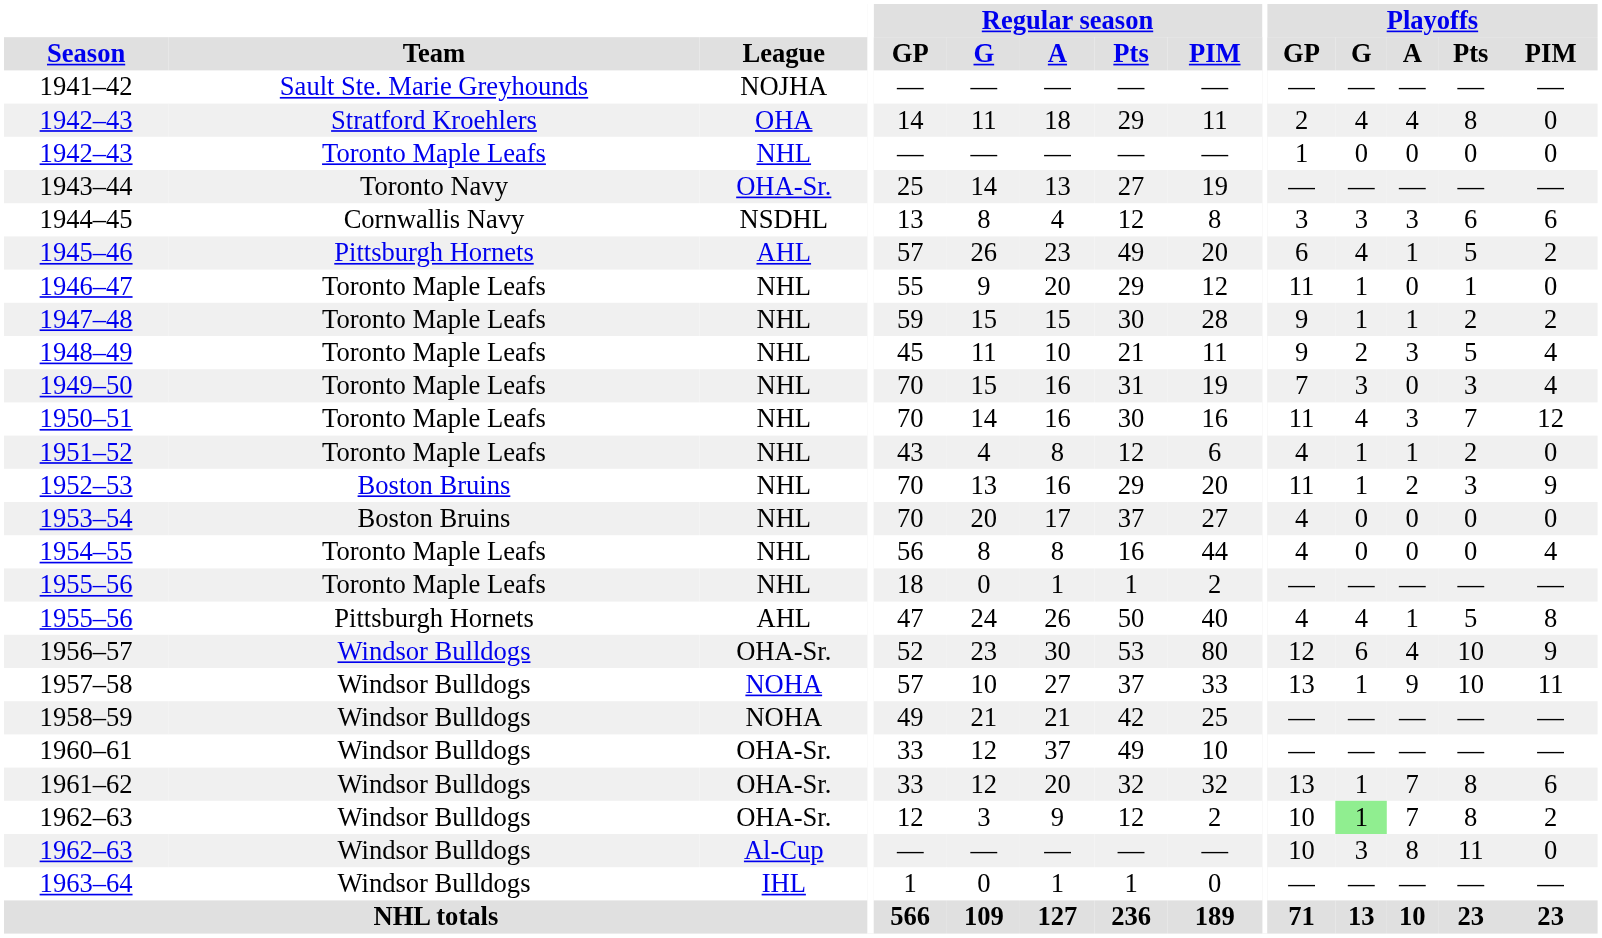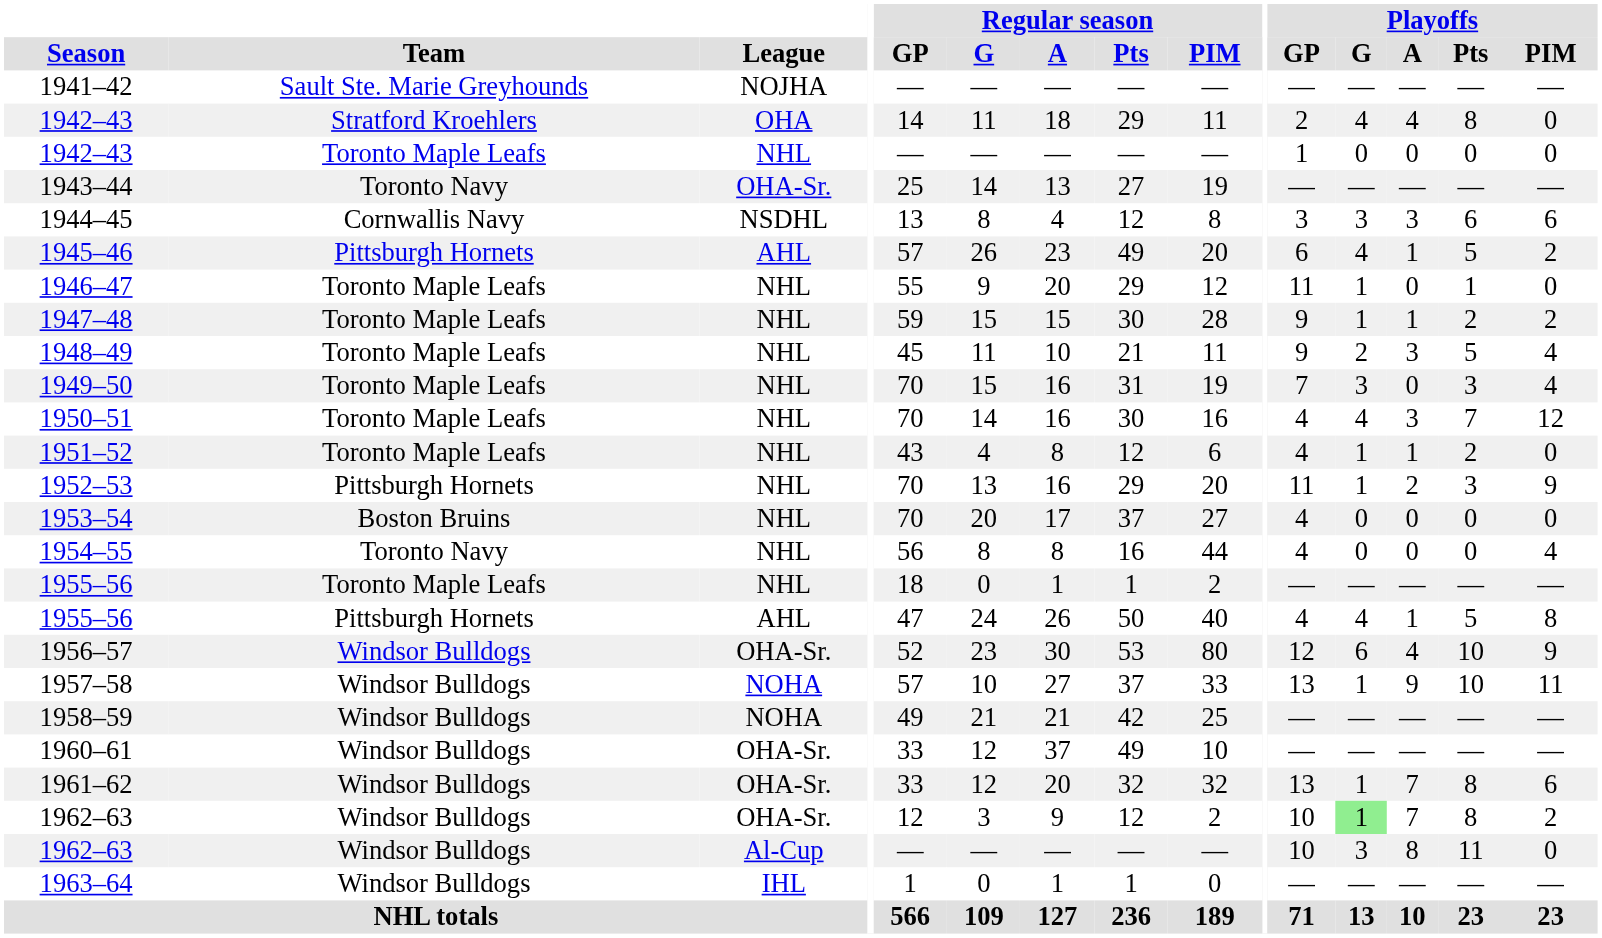(1302, 418) 11 -> (1302, 418) 4
(434, 485) Boston Bruins -> (434, 485) Pittsburgh Hornets
(434, 551) Toronto Maple Leafs -> (434, 551) Toronto Navy
